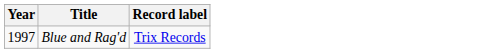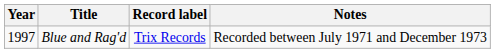+ column: (350, 15)
